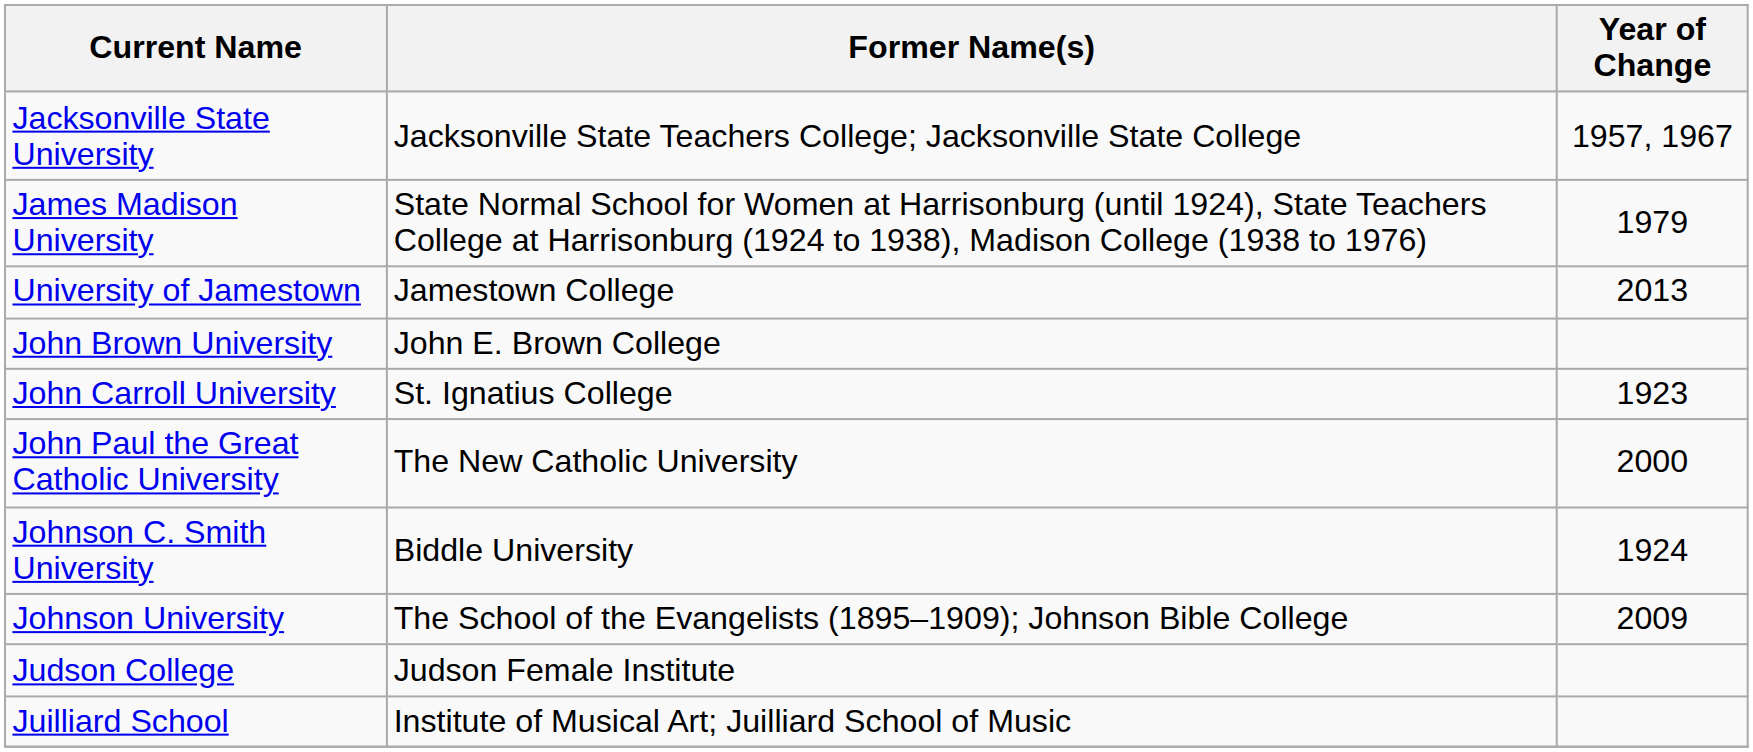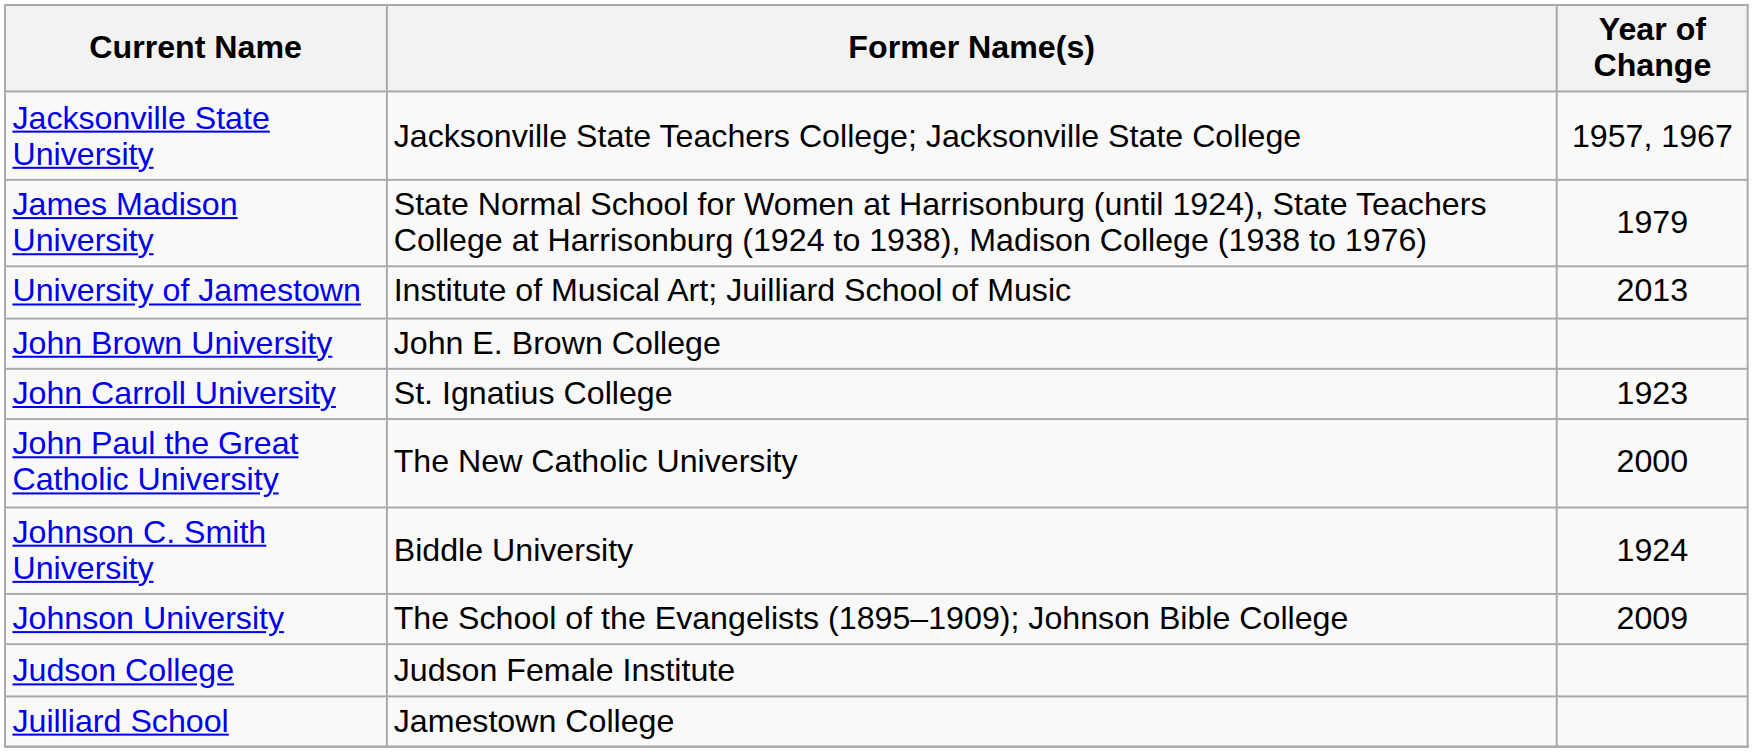(534, 291) Jamestown College -> (732, 291) Institute of Musical Art; Juilliard School of Music
(732, 720) Institute of Musical Art; Juilliard School of Music -> (534, 720) Jamestown College
